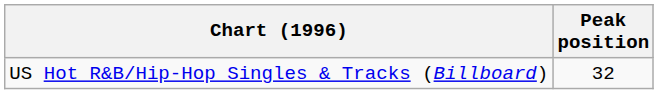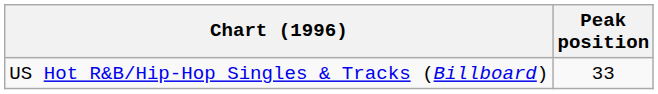(603, 74) 32 -> (603, 74) 33
